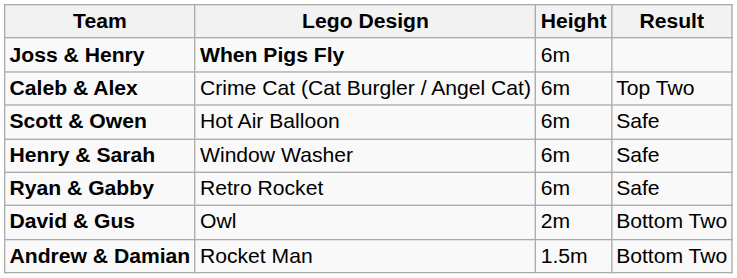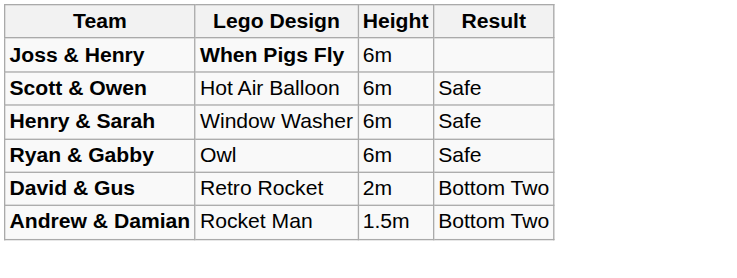- row: (74, 88)
(262, 188) Retro Rocket -> (218, 155) Owl
(218, 222) Owl -> (262, 188) Retro Rocket
